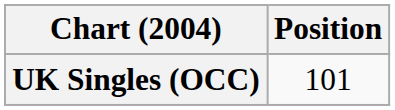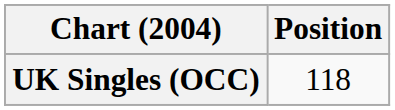(328, 79) 101 -> (328, 79) 118
